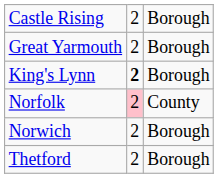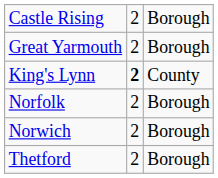(178, 74) Borough -> (174, 74) County
(135, 103) pink background -> (135, 103) no background
(174, 103) County -> (178, 103) Borough
